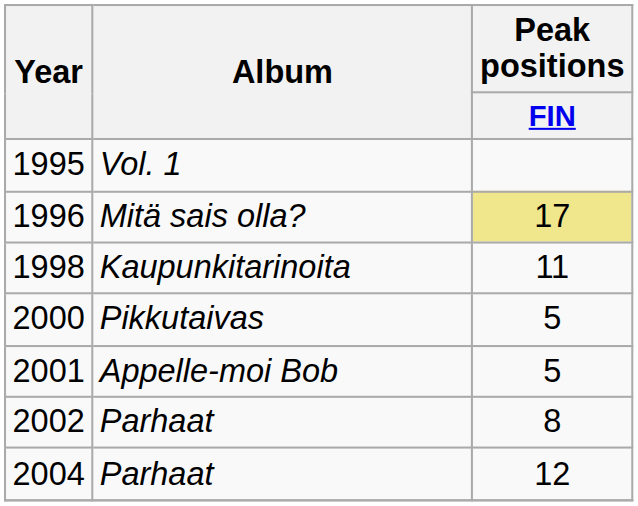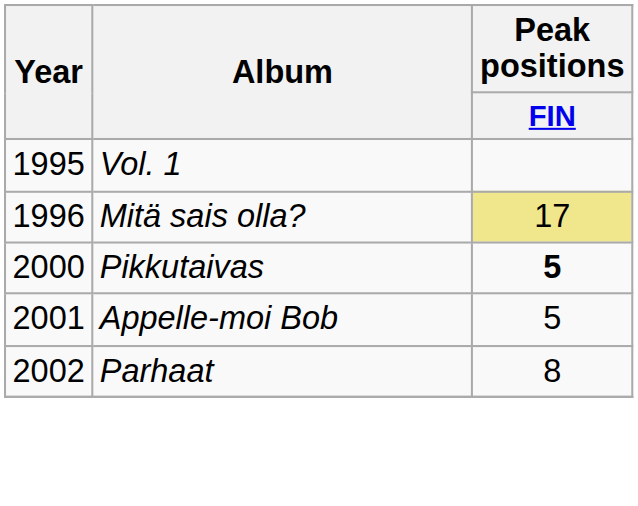- row: (49, 267)
(552, 319) normal -> (552, 267) bold
- row: (49, 473)
